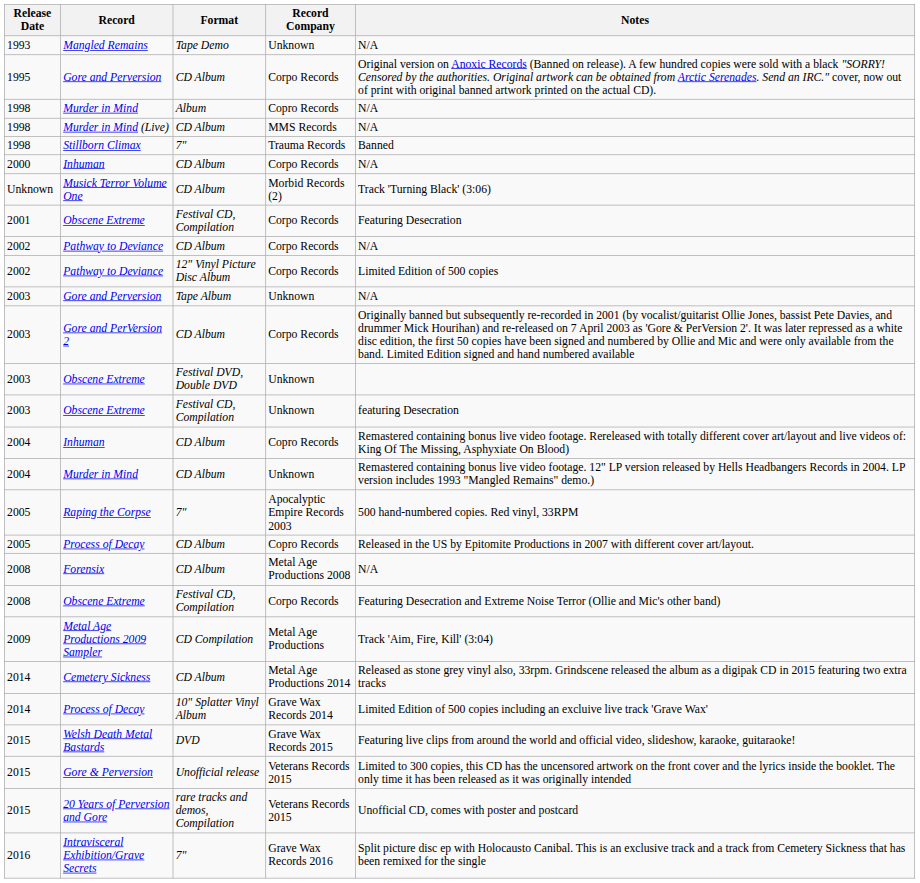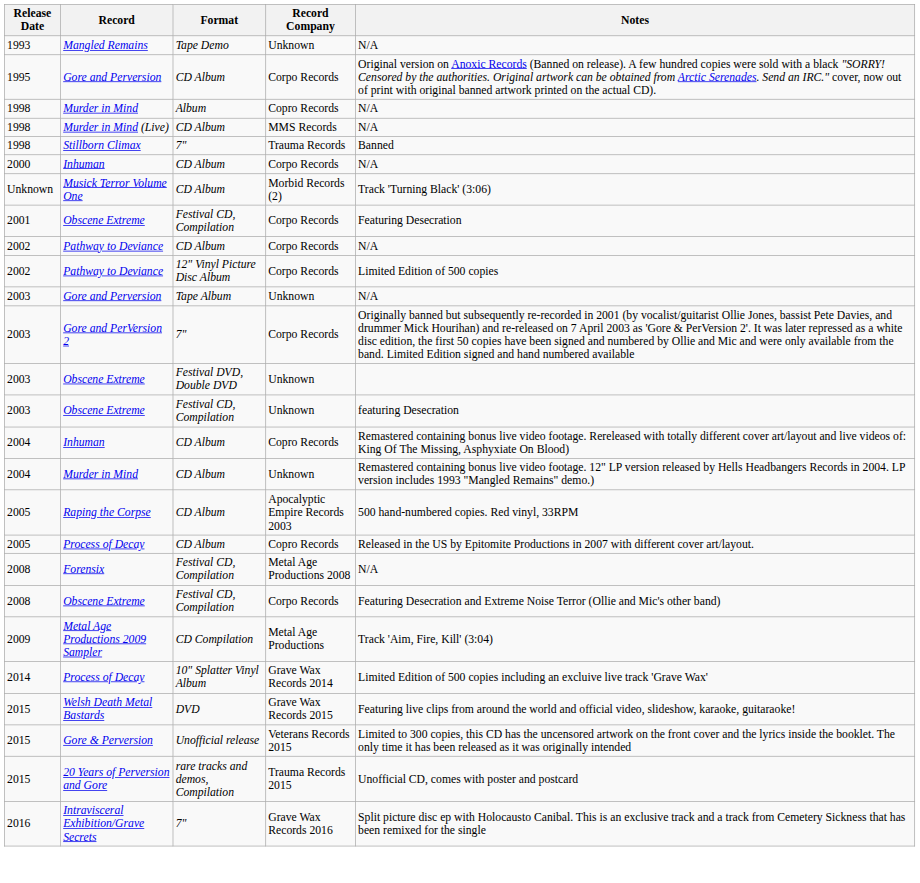(200, 334) CD Album -> (181, 334) 7"
(181, 512) 7" -> (200, 512) CD Album
(200, 569) CD Album -> (205, 569) Festival CD, Compilation
- row: (19, 677)
(309, 810) Veterans Records 2015 -> (307, 779) Trauma Records 2015
